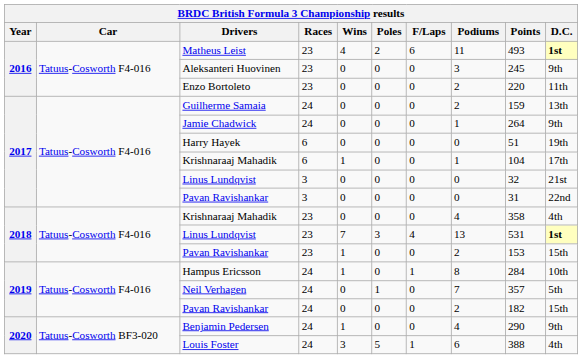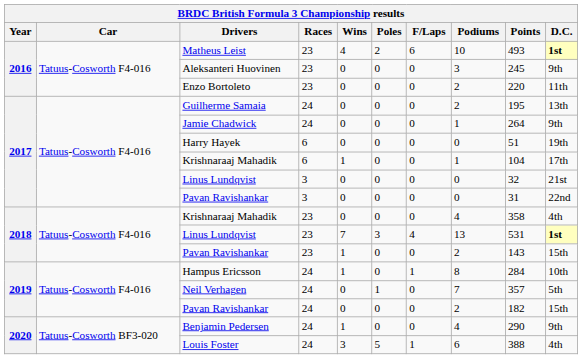(459, 50) 11 -> (459, 50) 10
(516, 105) 159 -> (516, 105) 195
(516, 252) 153 -> (516, 252) 143
